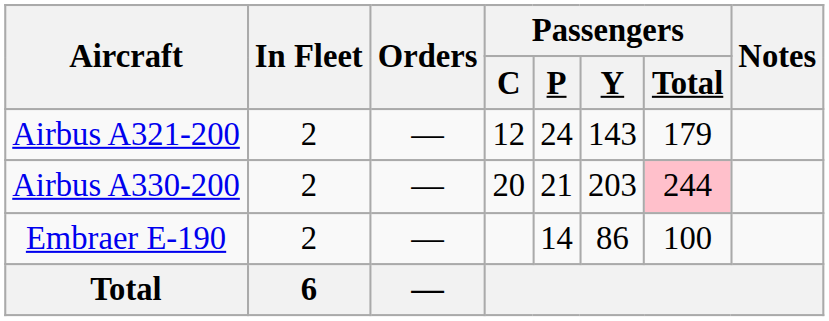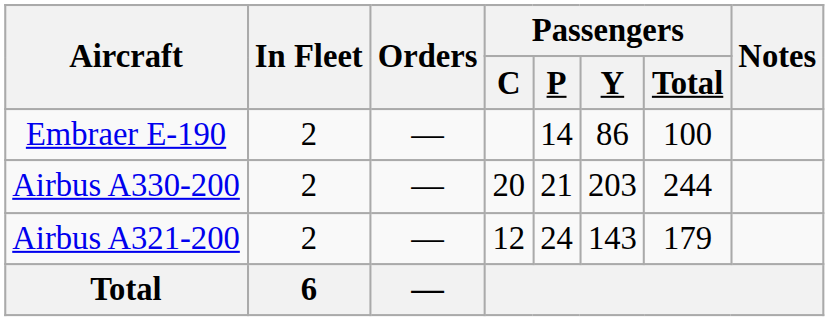rows swapped: (126, 237) <-> (126, 133)
(688, 185) pink background -> (688, 185) no background
